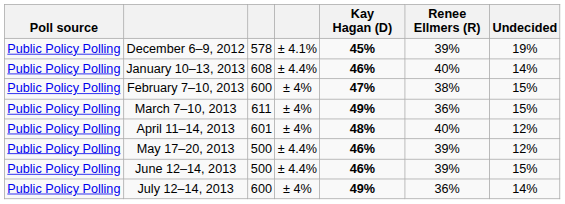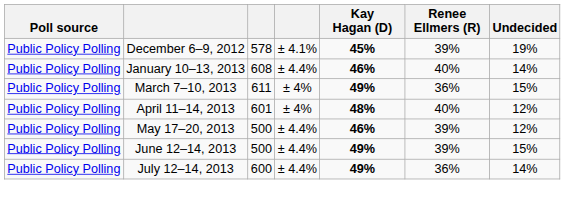- row: (186, 88)
(362, 169) 46% -> (362, 149) 49%
(297, 189) ± 4% -> (297, 169) ± 4.4%
